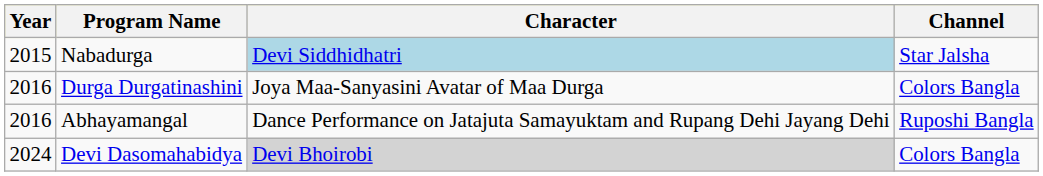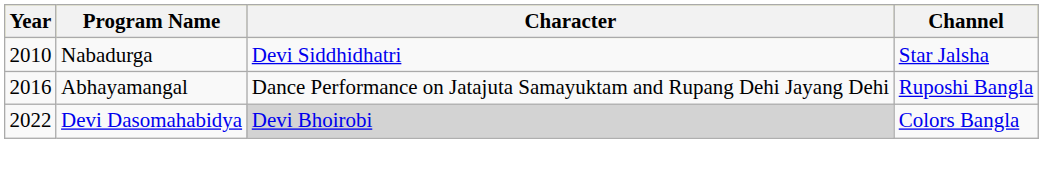(30, 54) 2015 -> (30, 54) 2010
(327, 54) lightblue background -> (327, 54) no background
- row: (152, 87)
(30, 154) 2024 -> (30, 120) 2022
